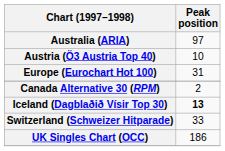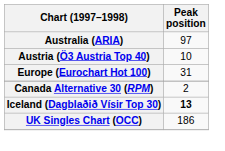- row: (90, 121)
